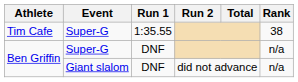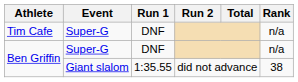(153, 31) 1:35.55 -> (153, 31) DNF
(277, 31) 38 -> (277, 31) n/a
(153, 67) DNF -> (153, 67) 1:35.55
(277, 67) n/a -> (277, 67) 38
